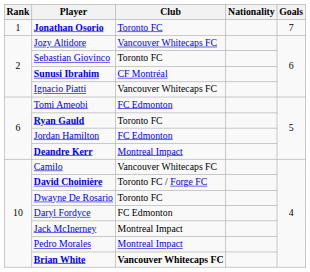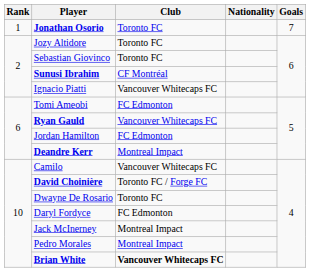(167, 43) Vancouver Whitecaps FC -> (140, 43) Toronto FC
(140, 120) Toronto FC -> (167, 120) Vancouver Whitecaps FC
